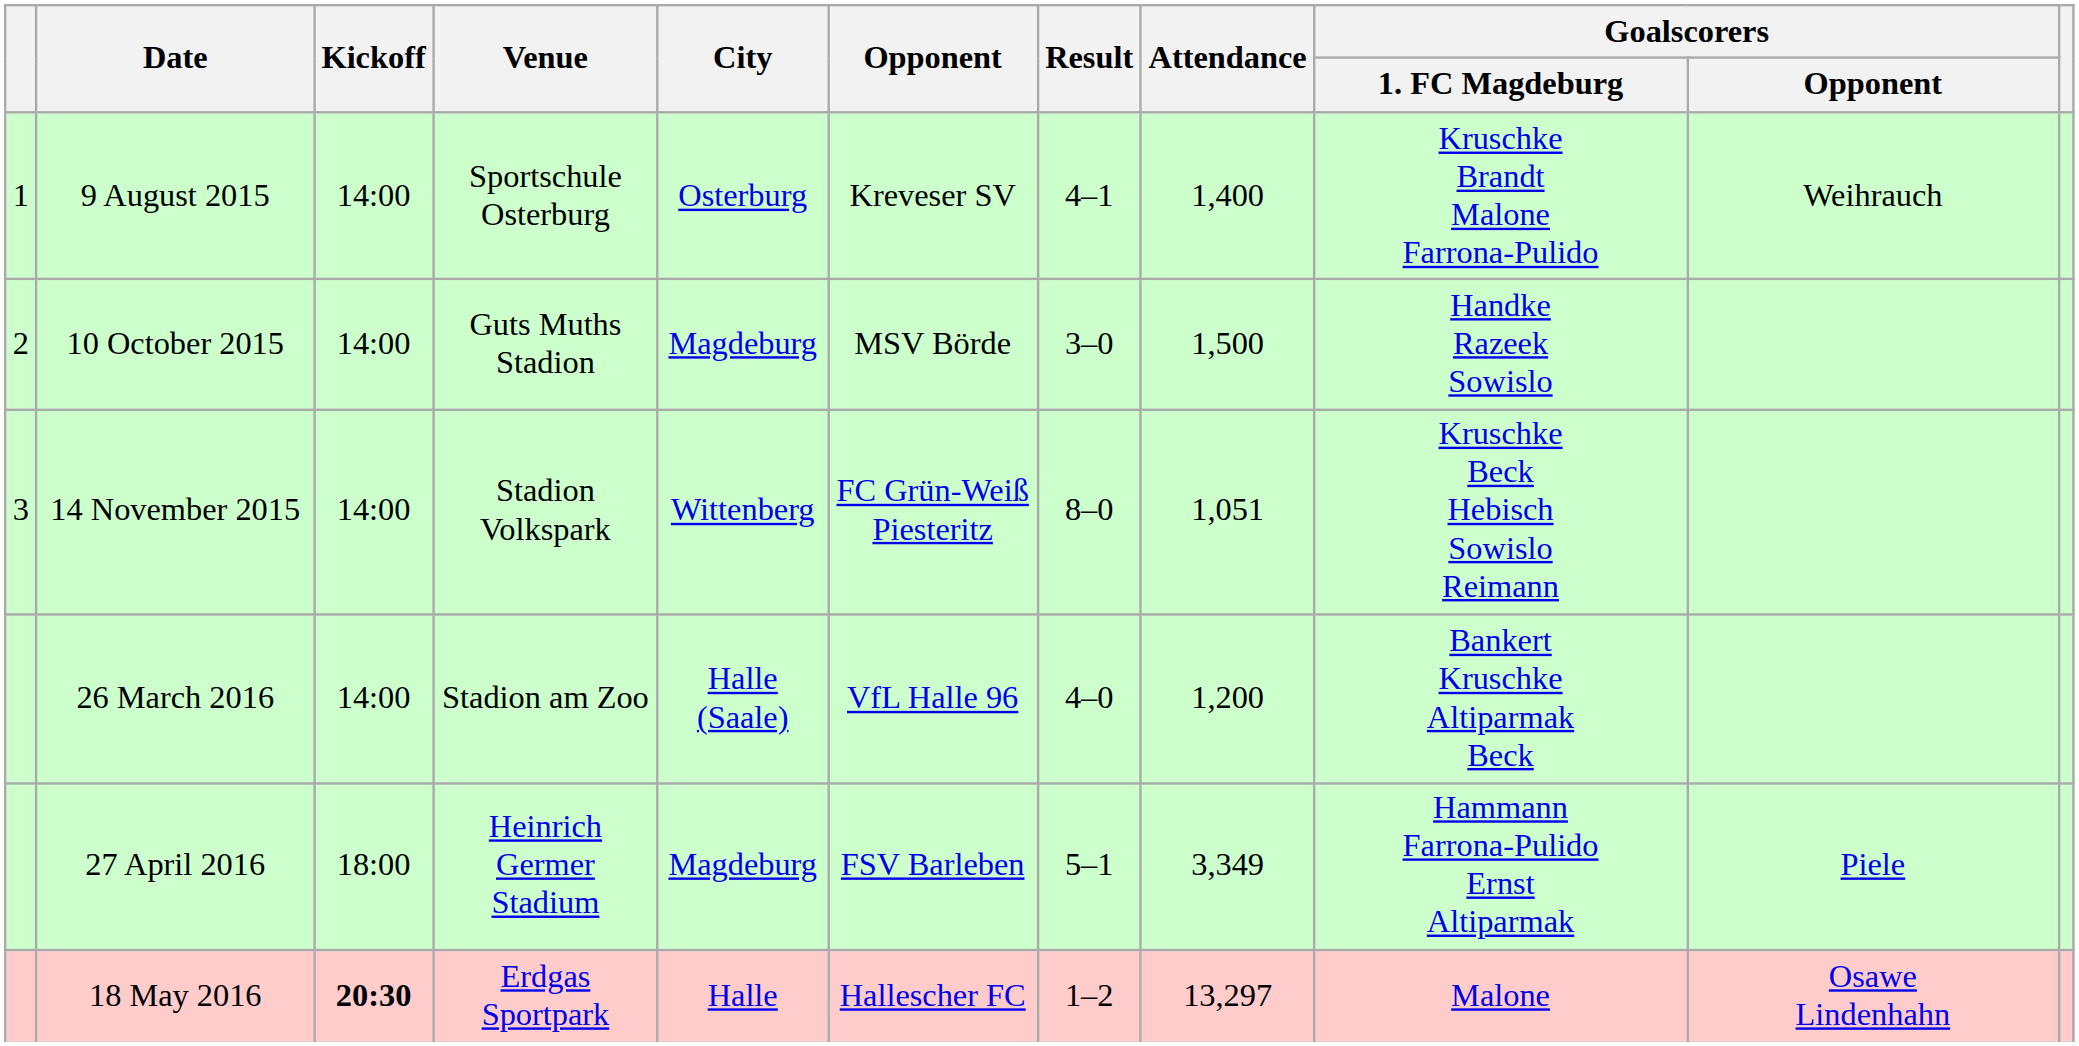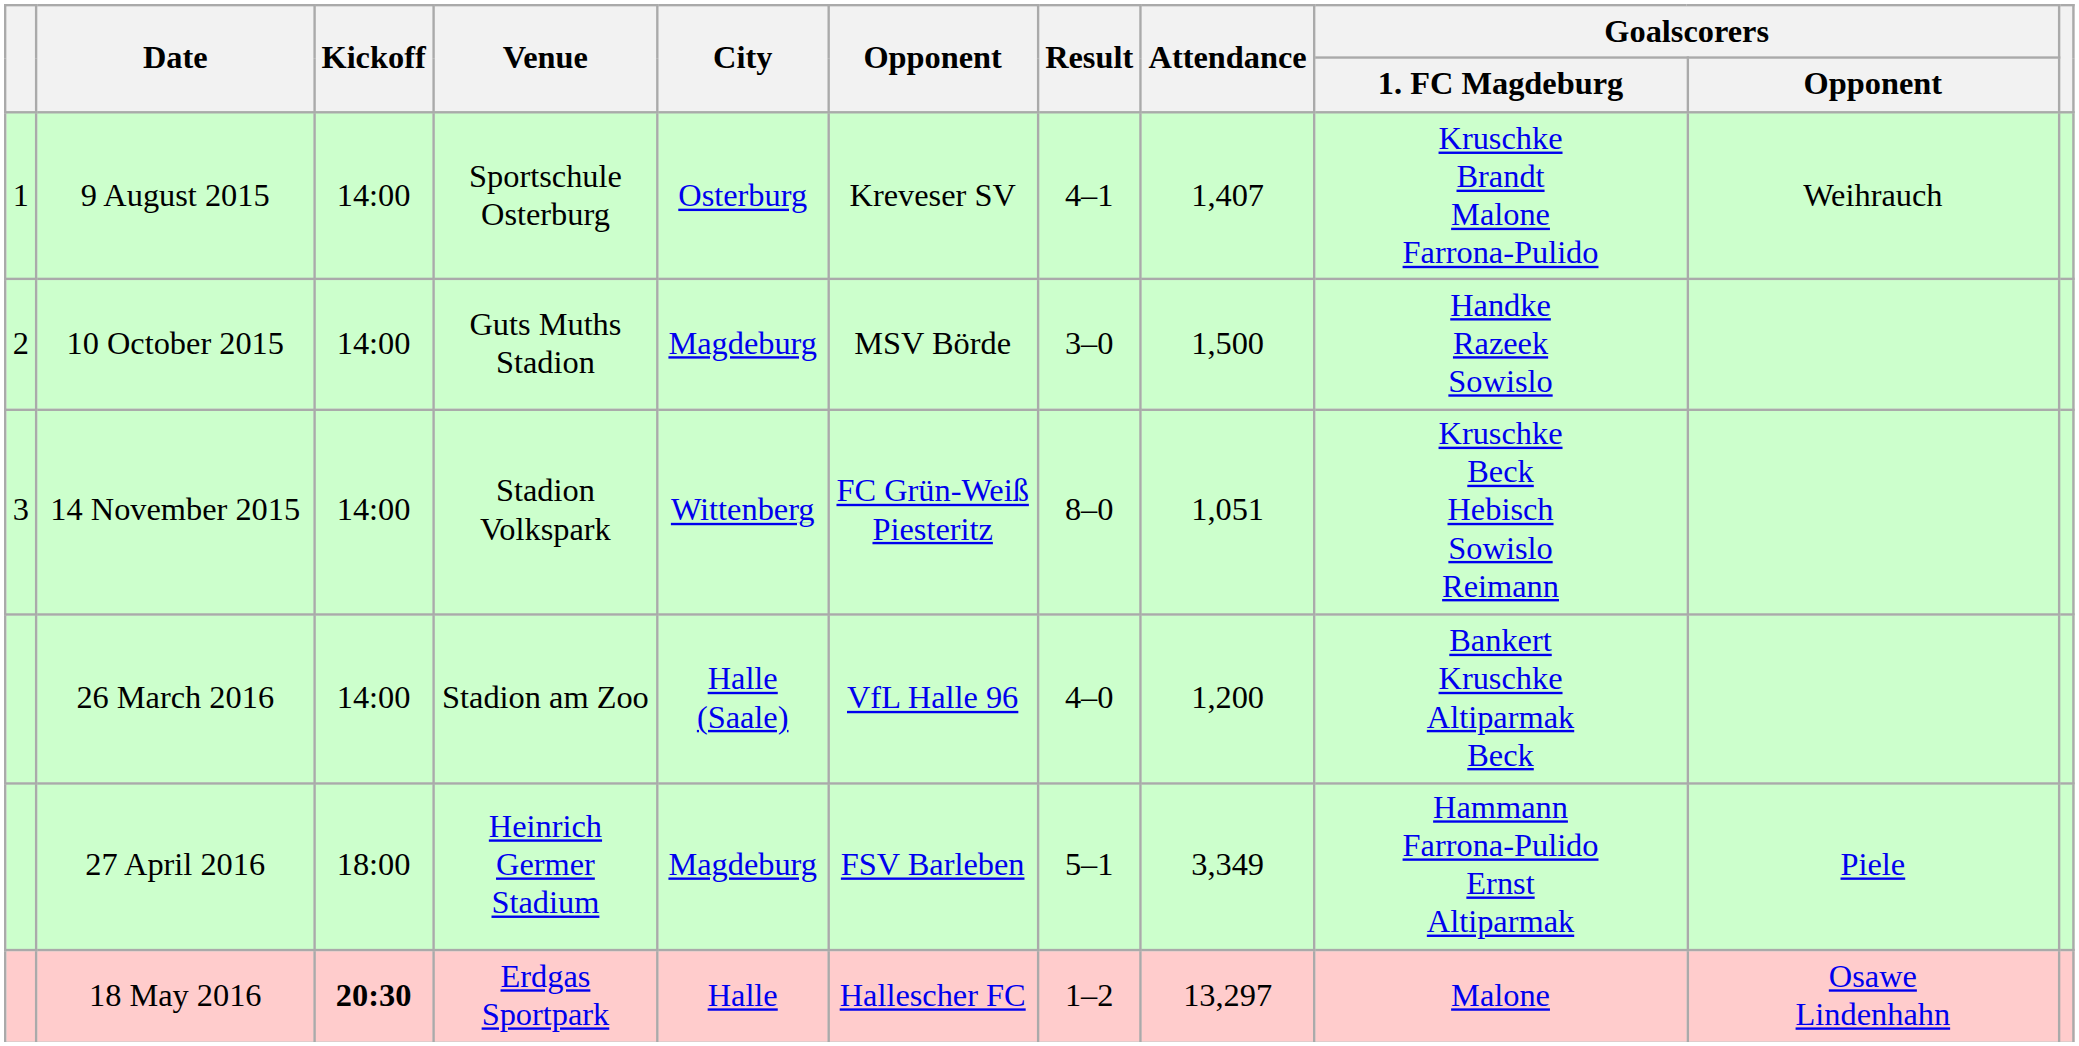(1228, 194) 1,400 -> (1228, 194) 1,407
